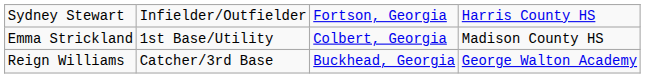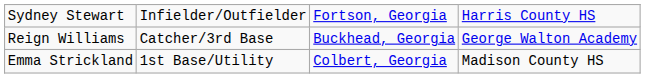rows swapped: (70, 39) <-> (66, 61)
